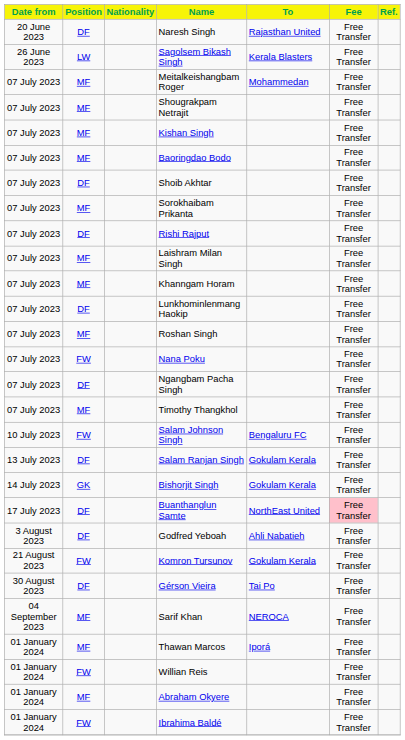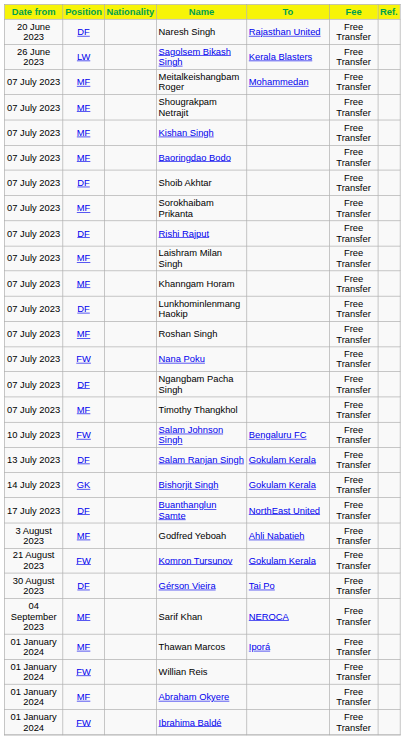(354, 511) pink background -> (354, 511) no background
(84, 536) DF -> (84, 536) MF
